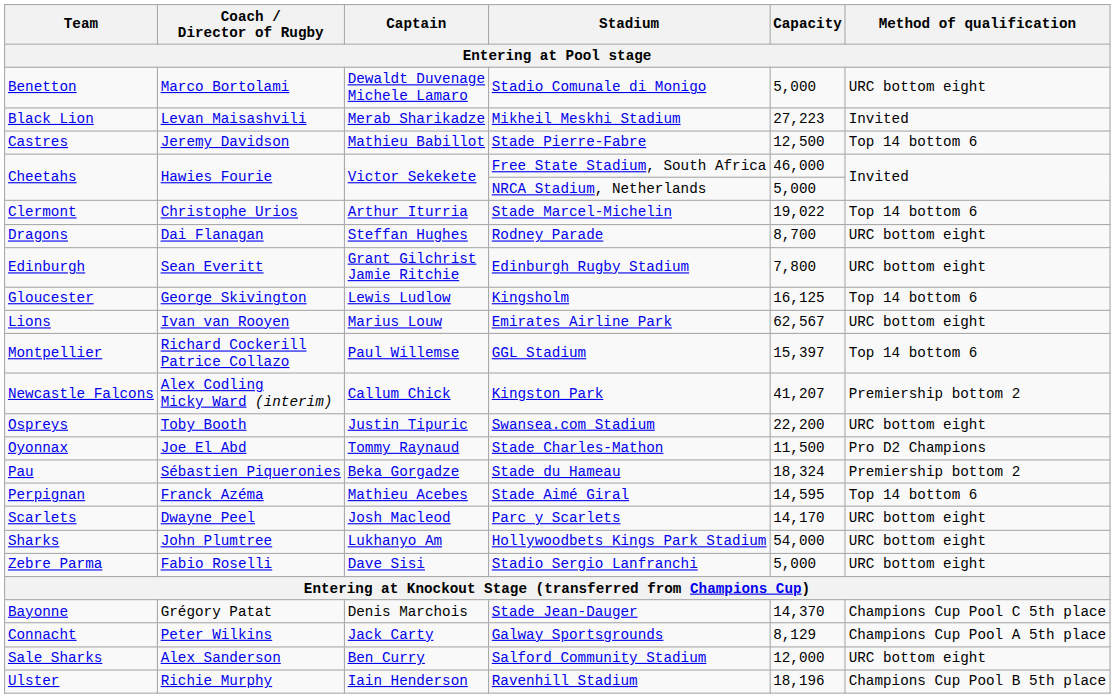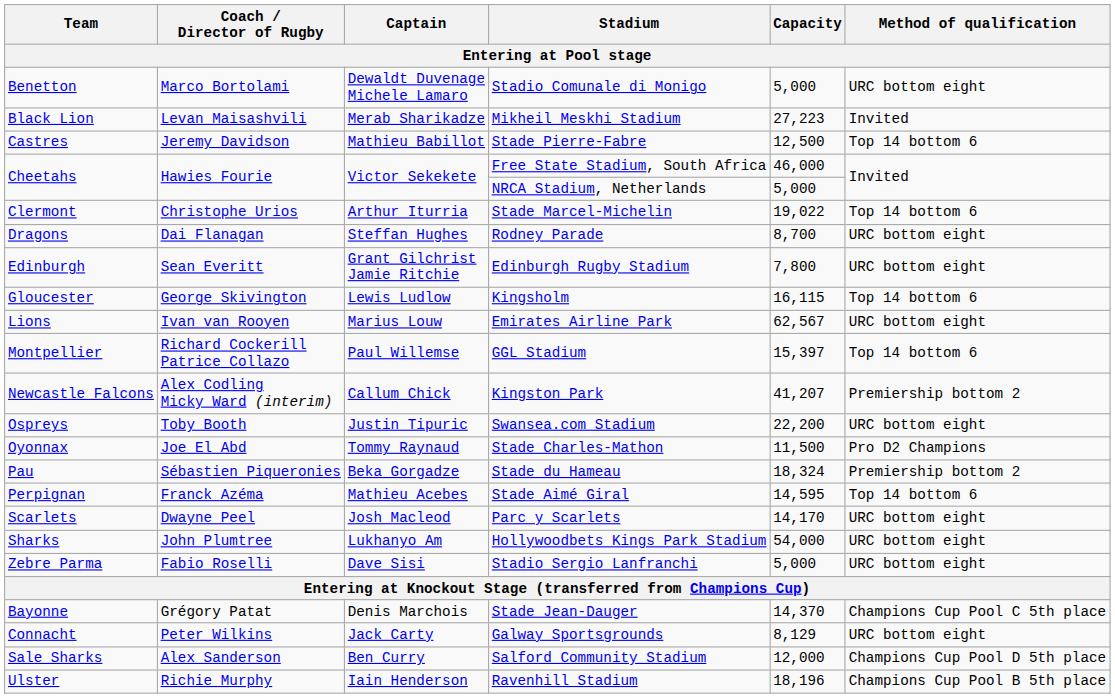(799, 299) 16,125 -> (799, 299) 16,115
(977, 635) Champions Cup Pool A 5th place -> (917, 635) URC bottom eight
(917, 658) URC bottom eight -> (977, 658) Champions Cup Pool D 5th place
